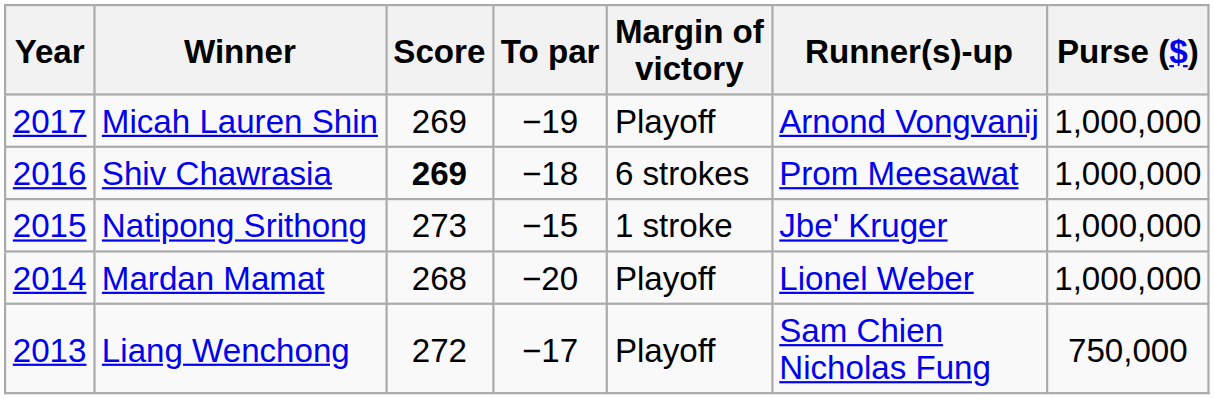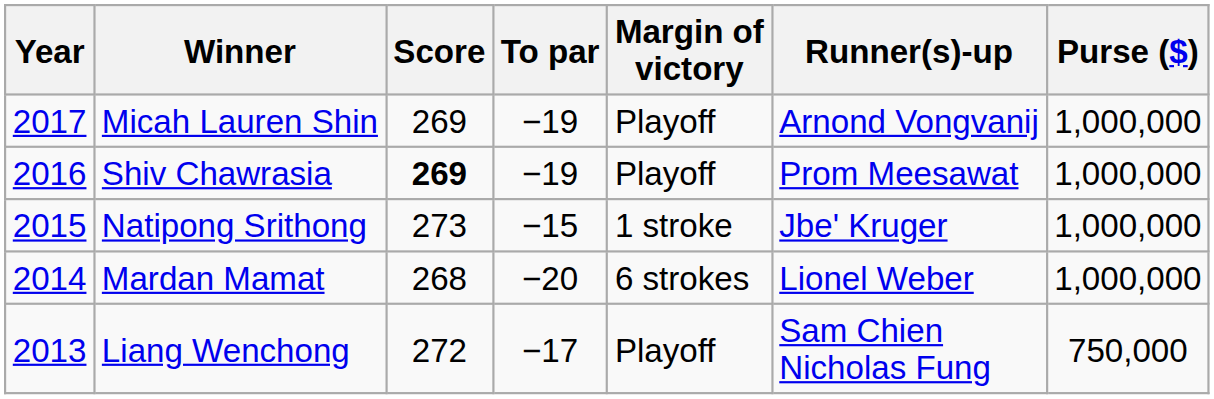(550, 173) −18 -> (550, 173) −19
(682, 173) 6 strokes -> (665, 173) Playoff
(665, 278) Playoff -> (682, 278) 6 strokes
